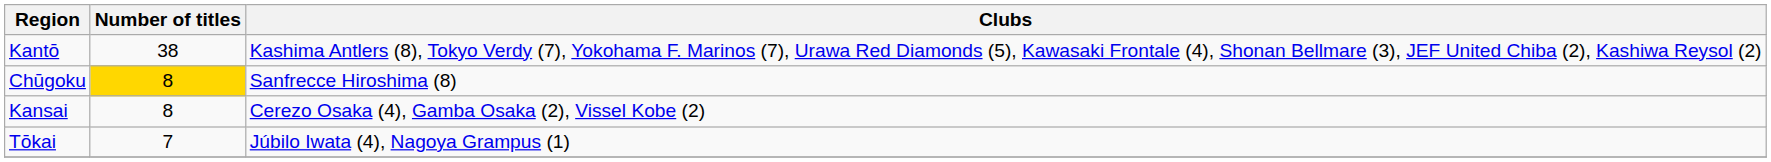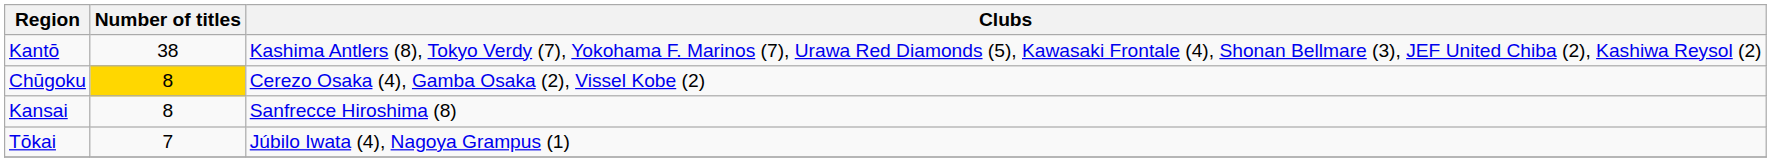(353, 80) Sanfrecce Hiroshima (8) -> (477, 80) Cerezo Osaka (4), Gamba Osaka (2), Vissel Kobe (2)
(477, 111) Cerezo Osaka (4), Gamba Osaka (2), Vissel Kobe (2) -> (353, 111) Sanfrecce Hiroshima (8)
